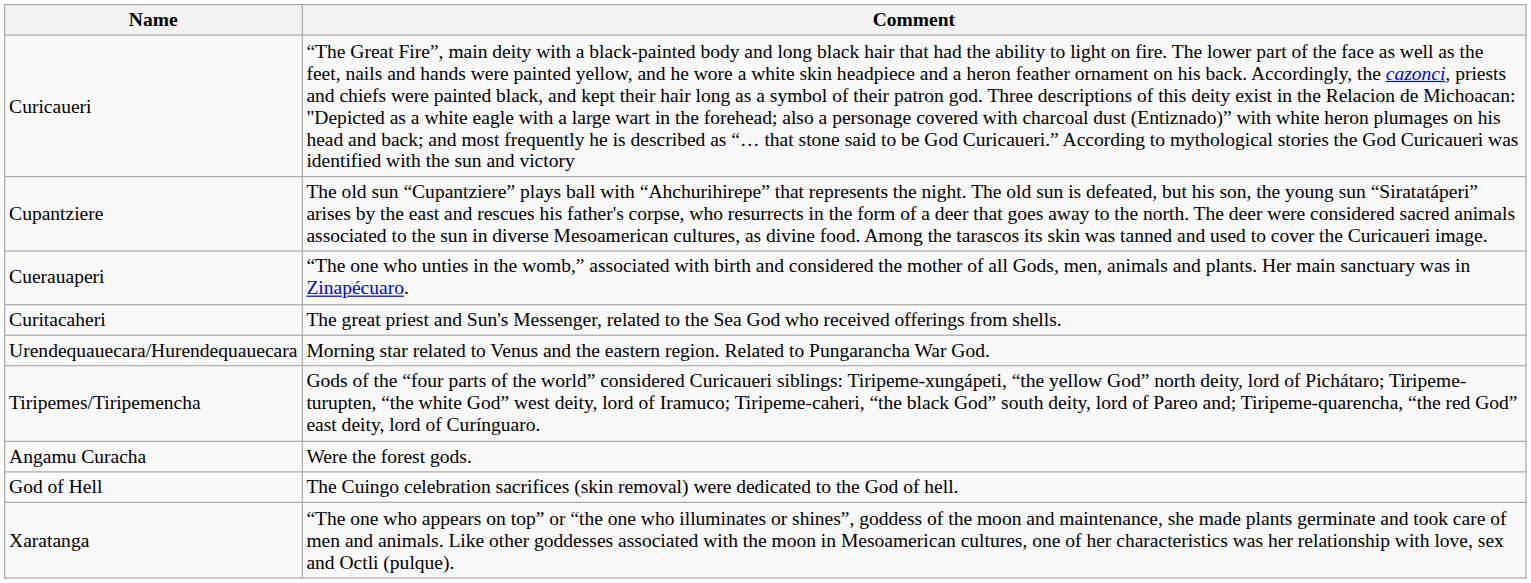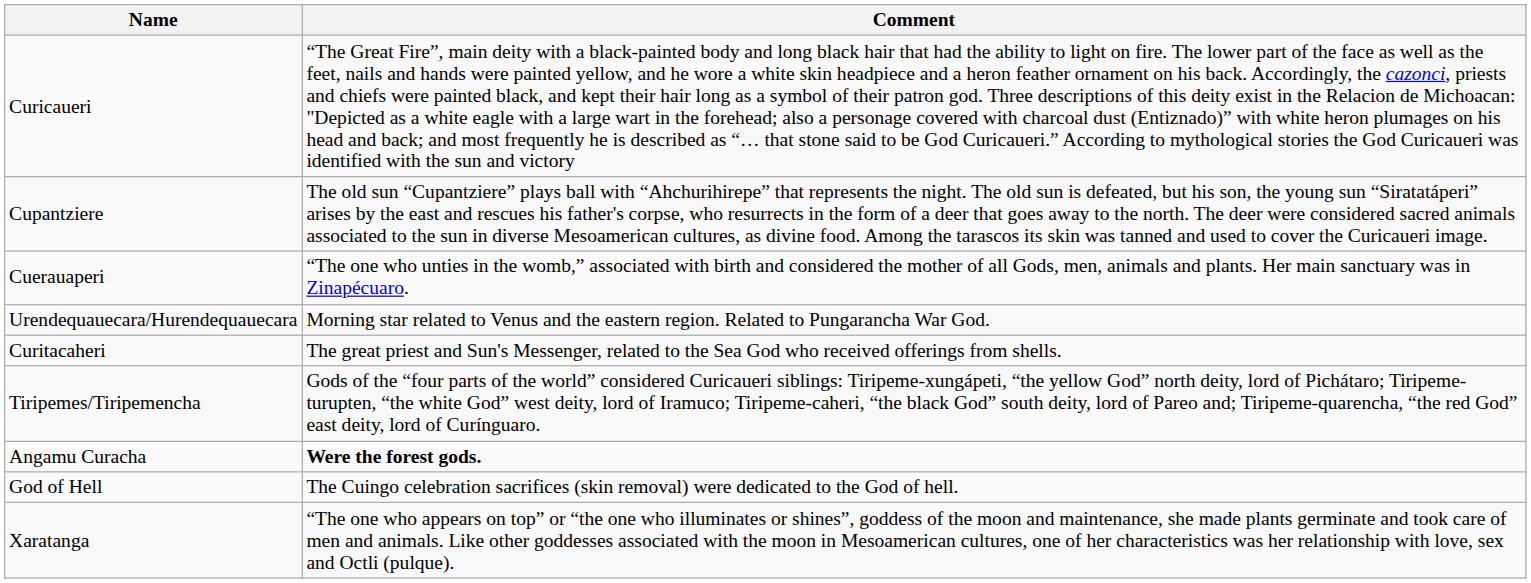rows swapped: (57, 319) <-> (153, 350)
(389, 456) normal -> (394, 456) bold
